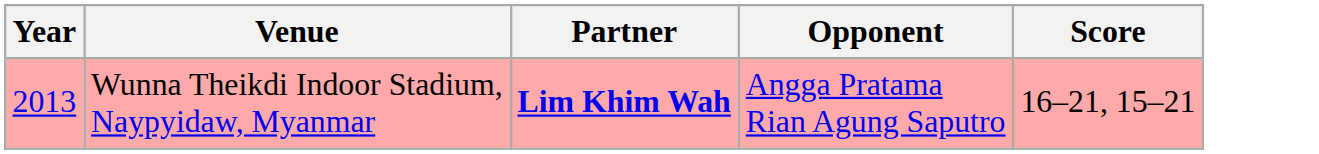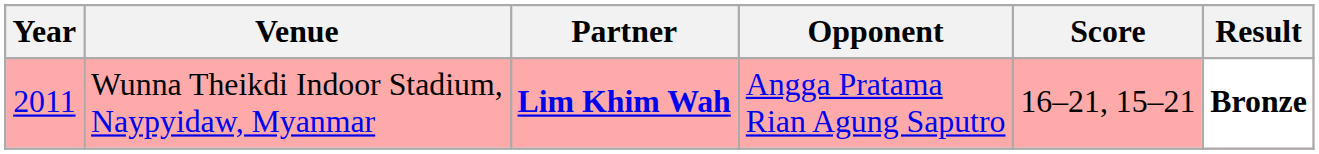+ column: (1259, 31)
(44, 102) 2013 -> (44, 102) 2011
